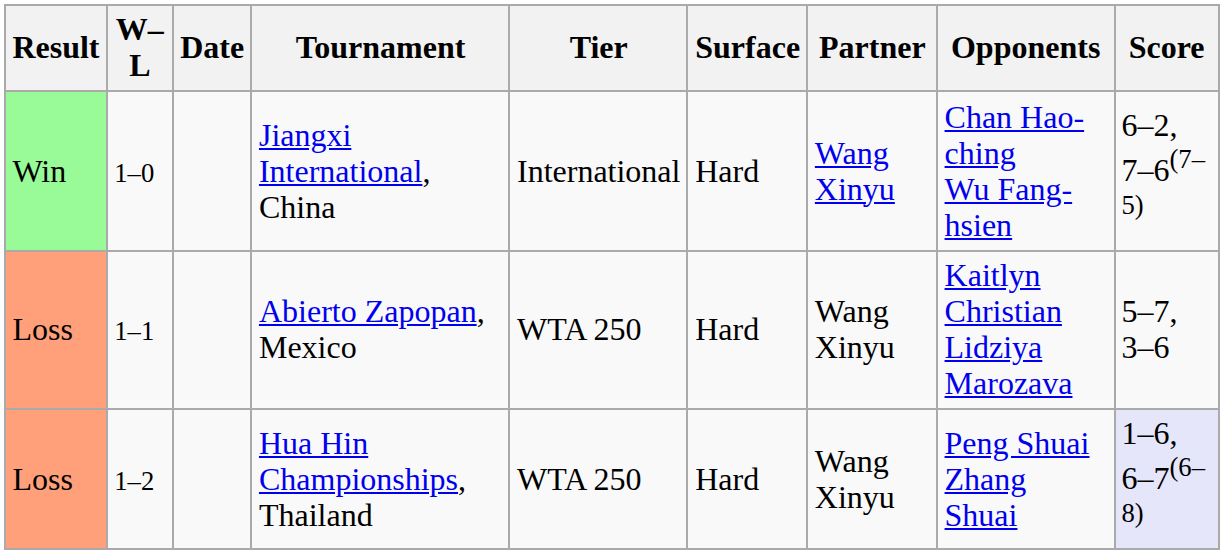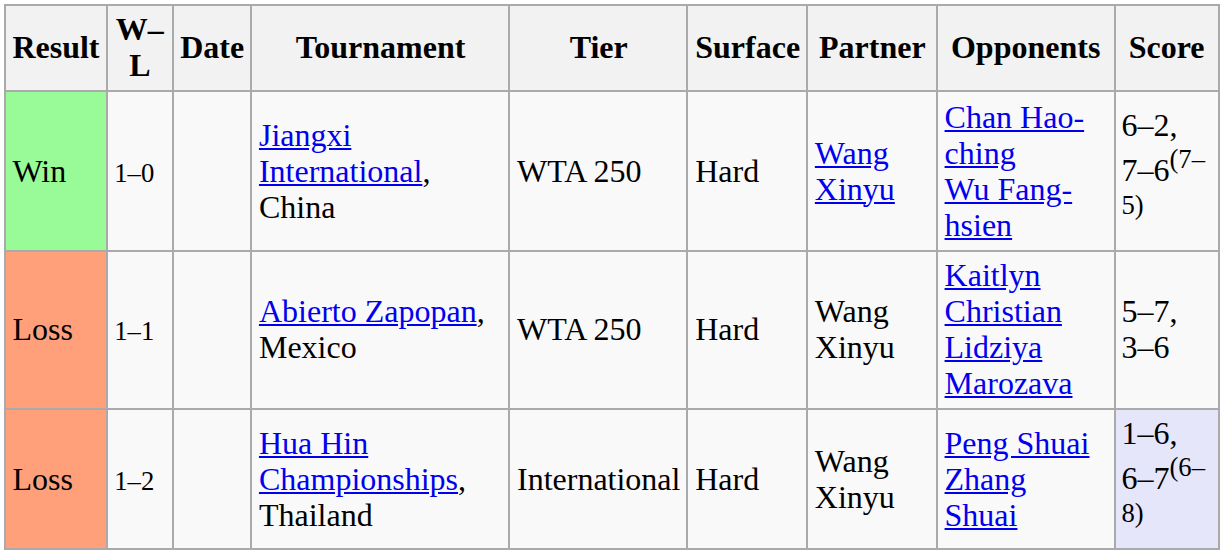(599, 170) International -> (579, 170) WTA 250
(579, 478) WTA 250 -> (599, 478) International
